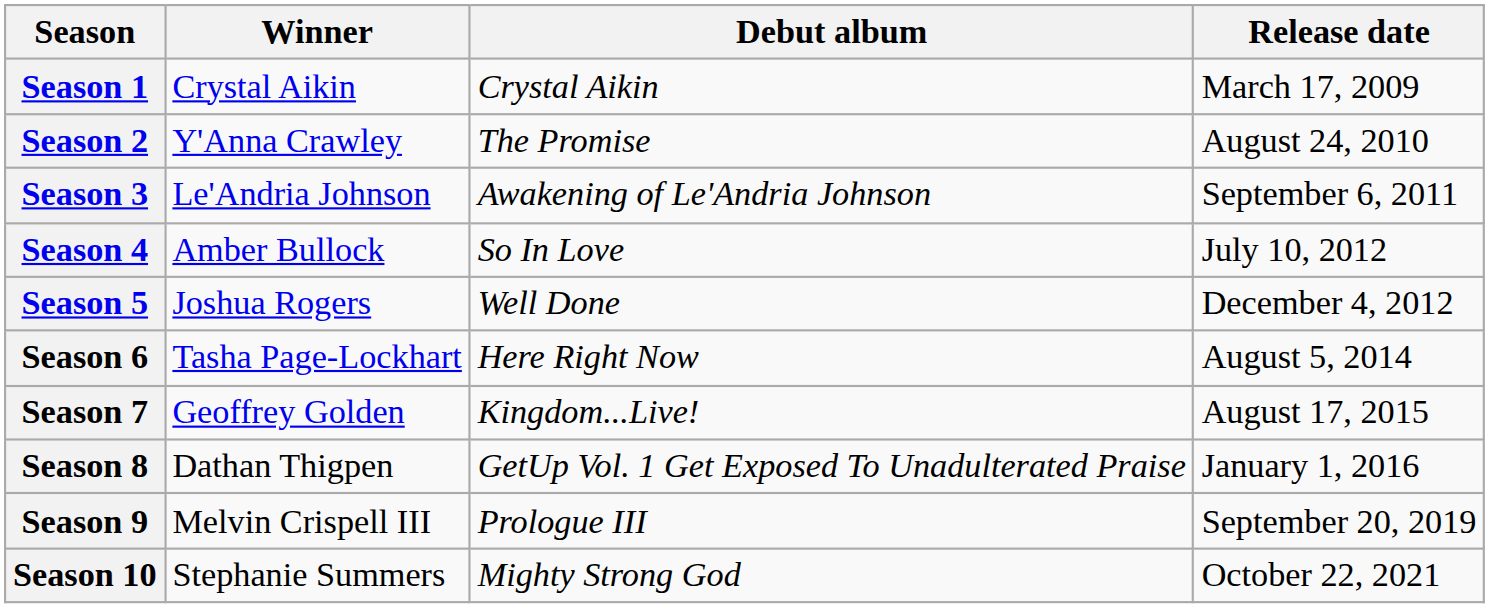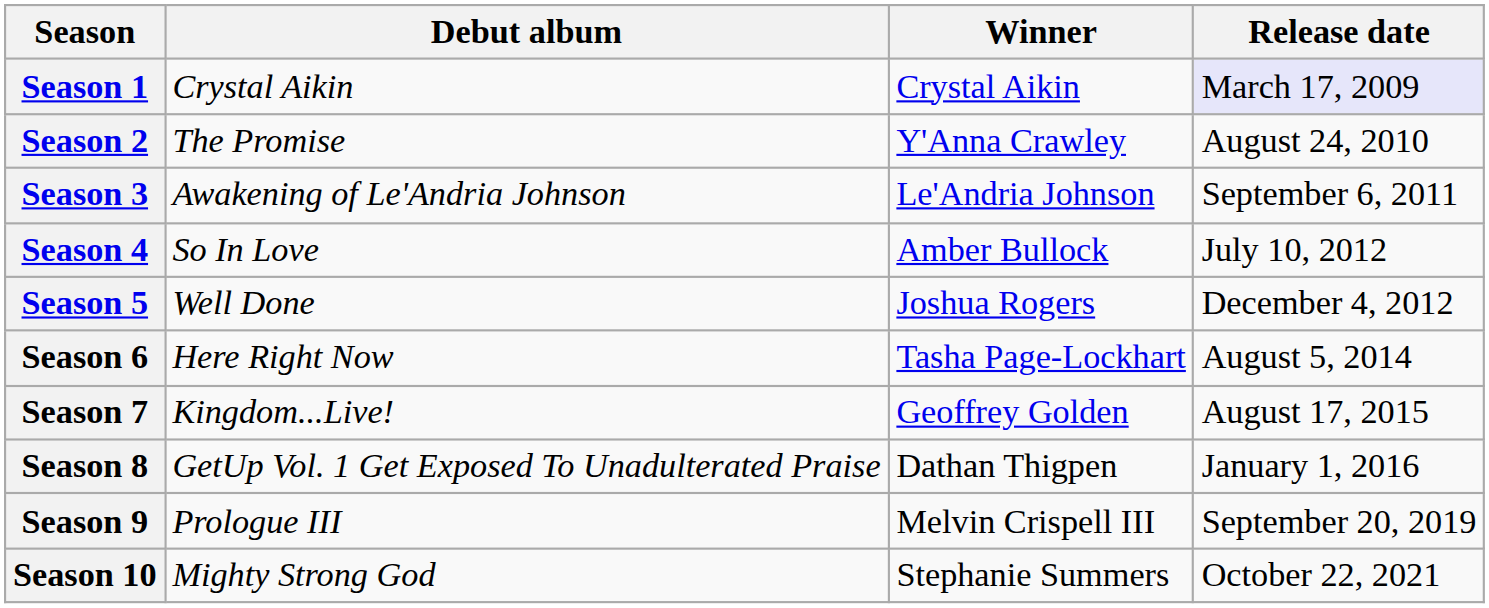columns swapped: (317, 31) <-> (832, 31)
(1311, 85) no background -> (1311, 85) lavender background
